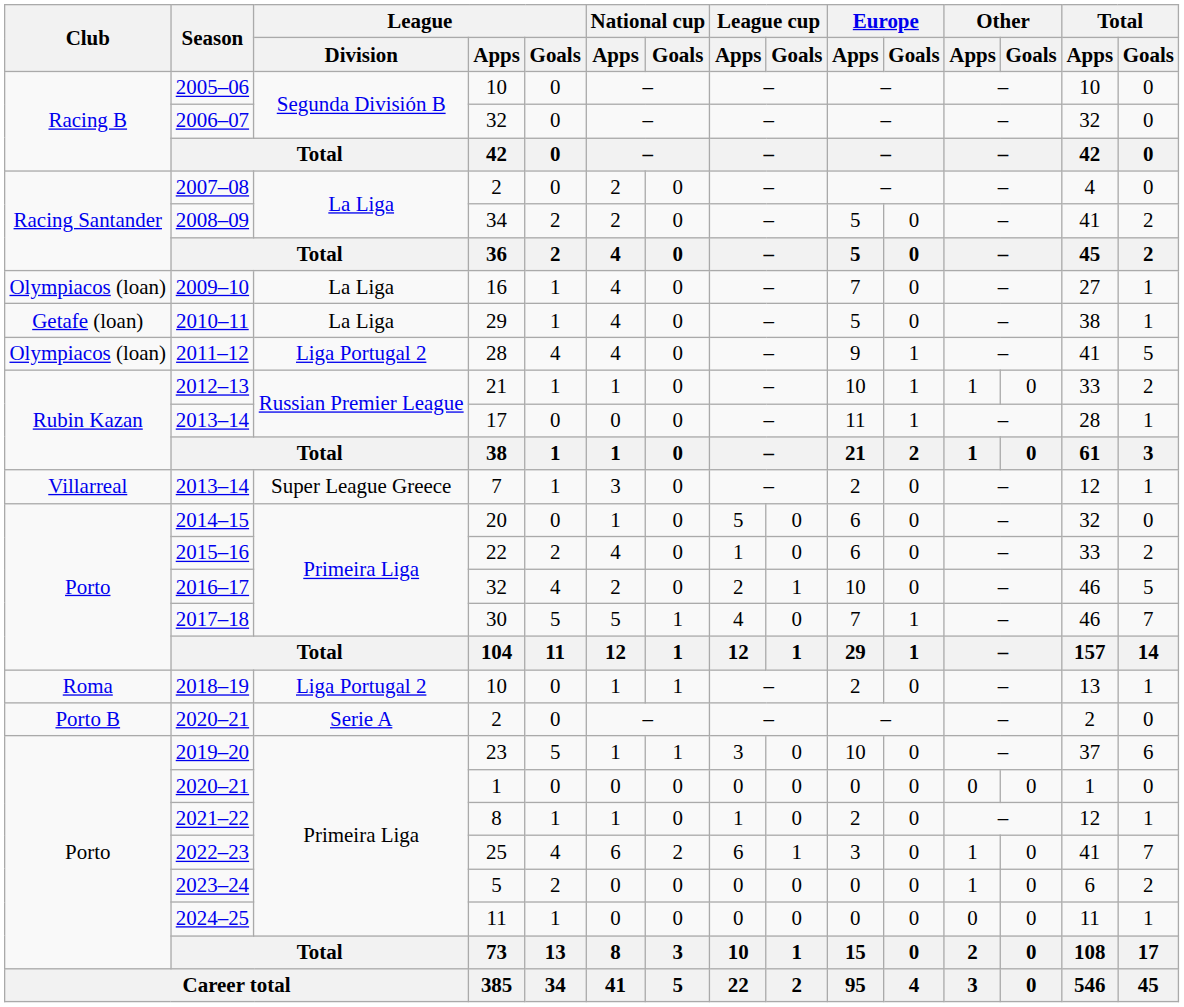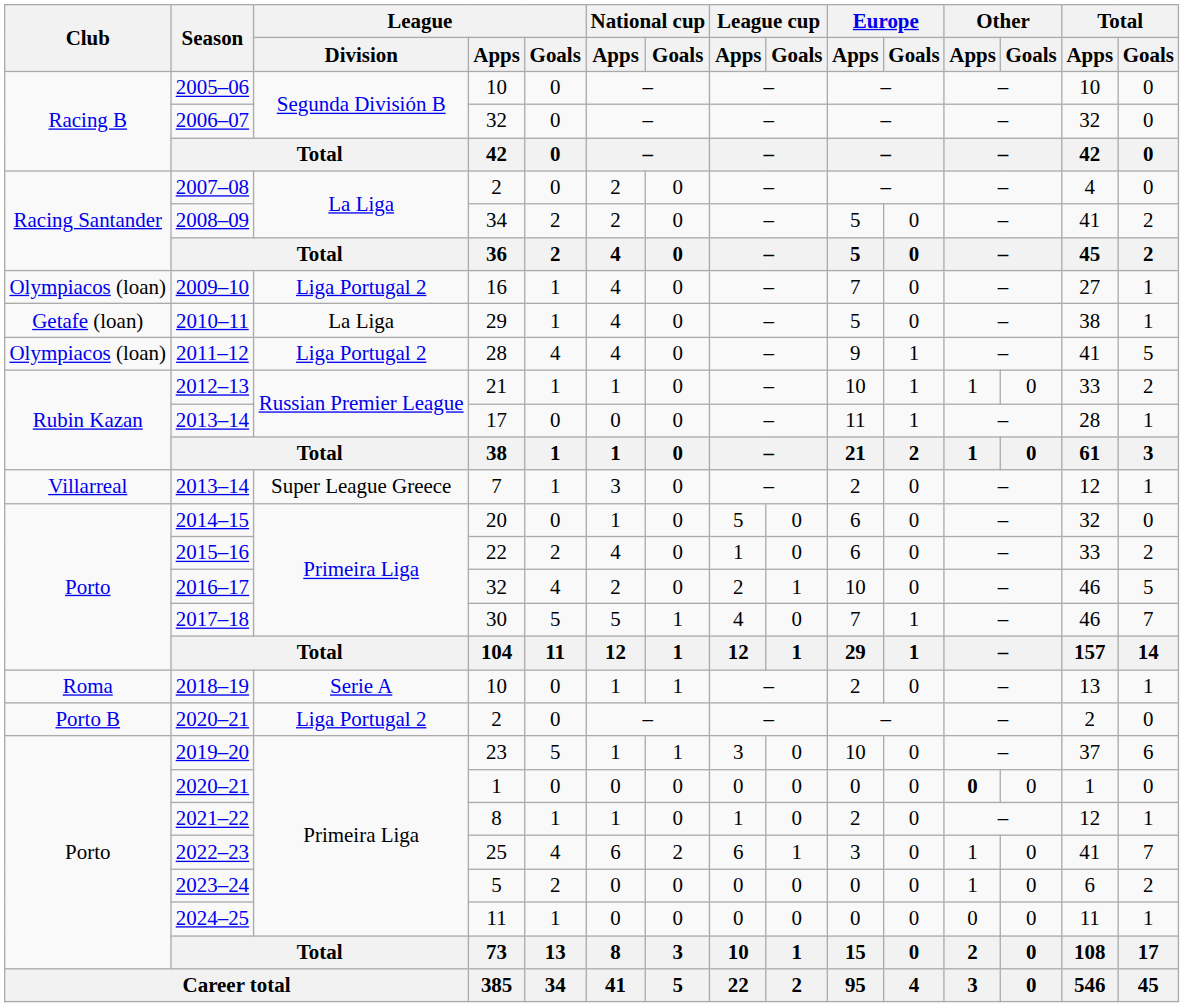(361, 287) La Liga -> (361, 287) Liga Portugal 2
(361, 685) Liga Portugal 2 -> (361, 685) Serie A
(361, 719) Serie A -> (361, 719) Liga Portugal 2
(973, 785) normal -> (973, 785) bold
